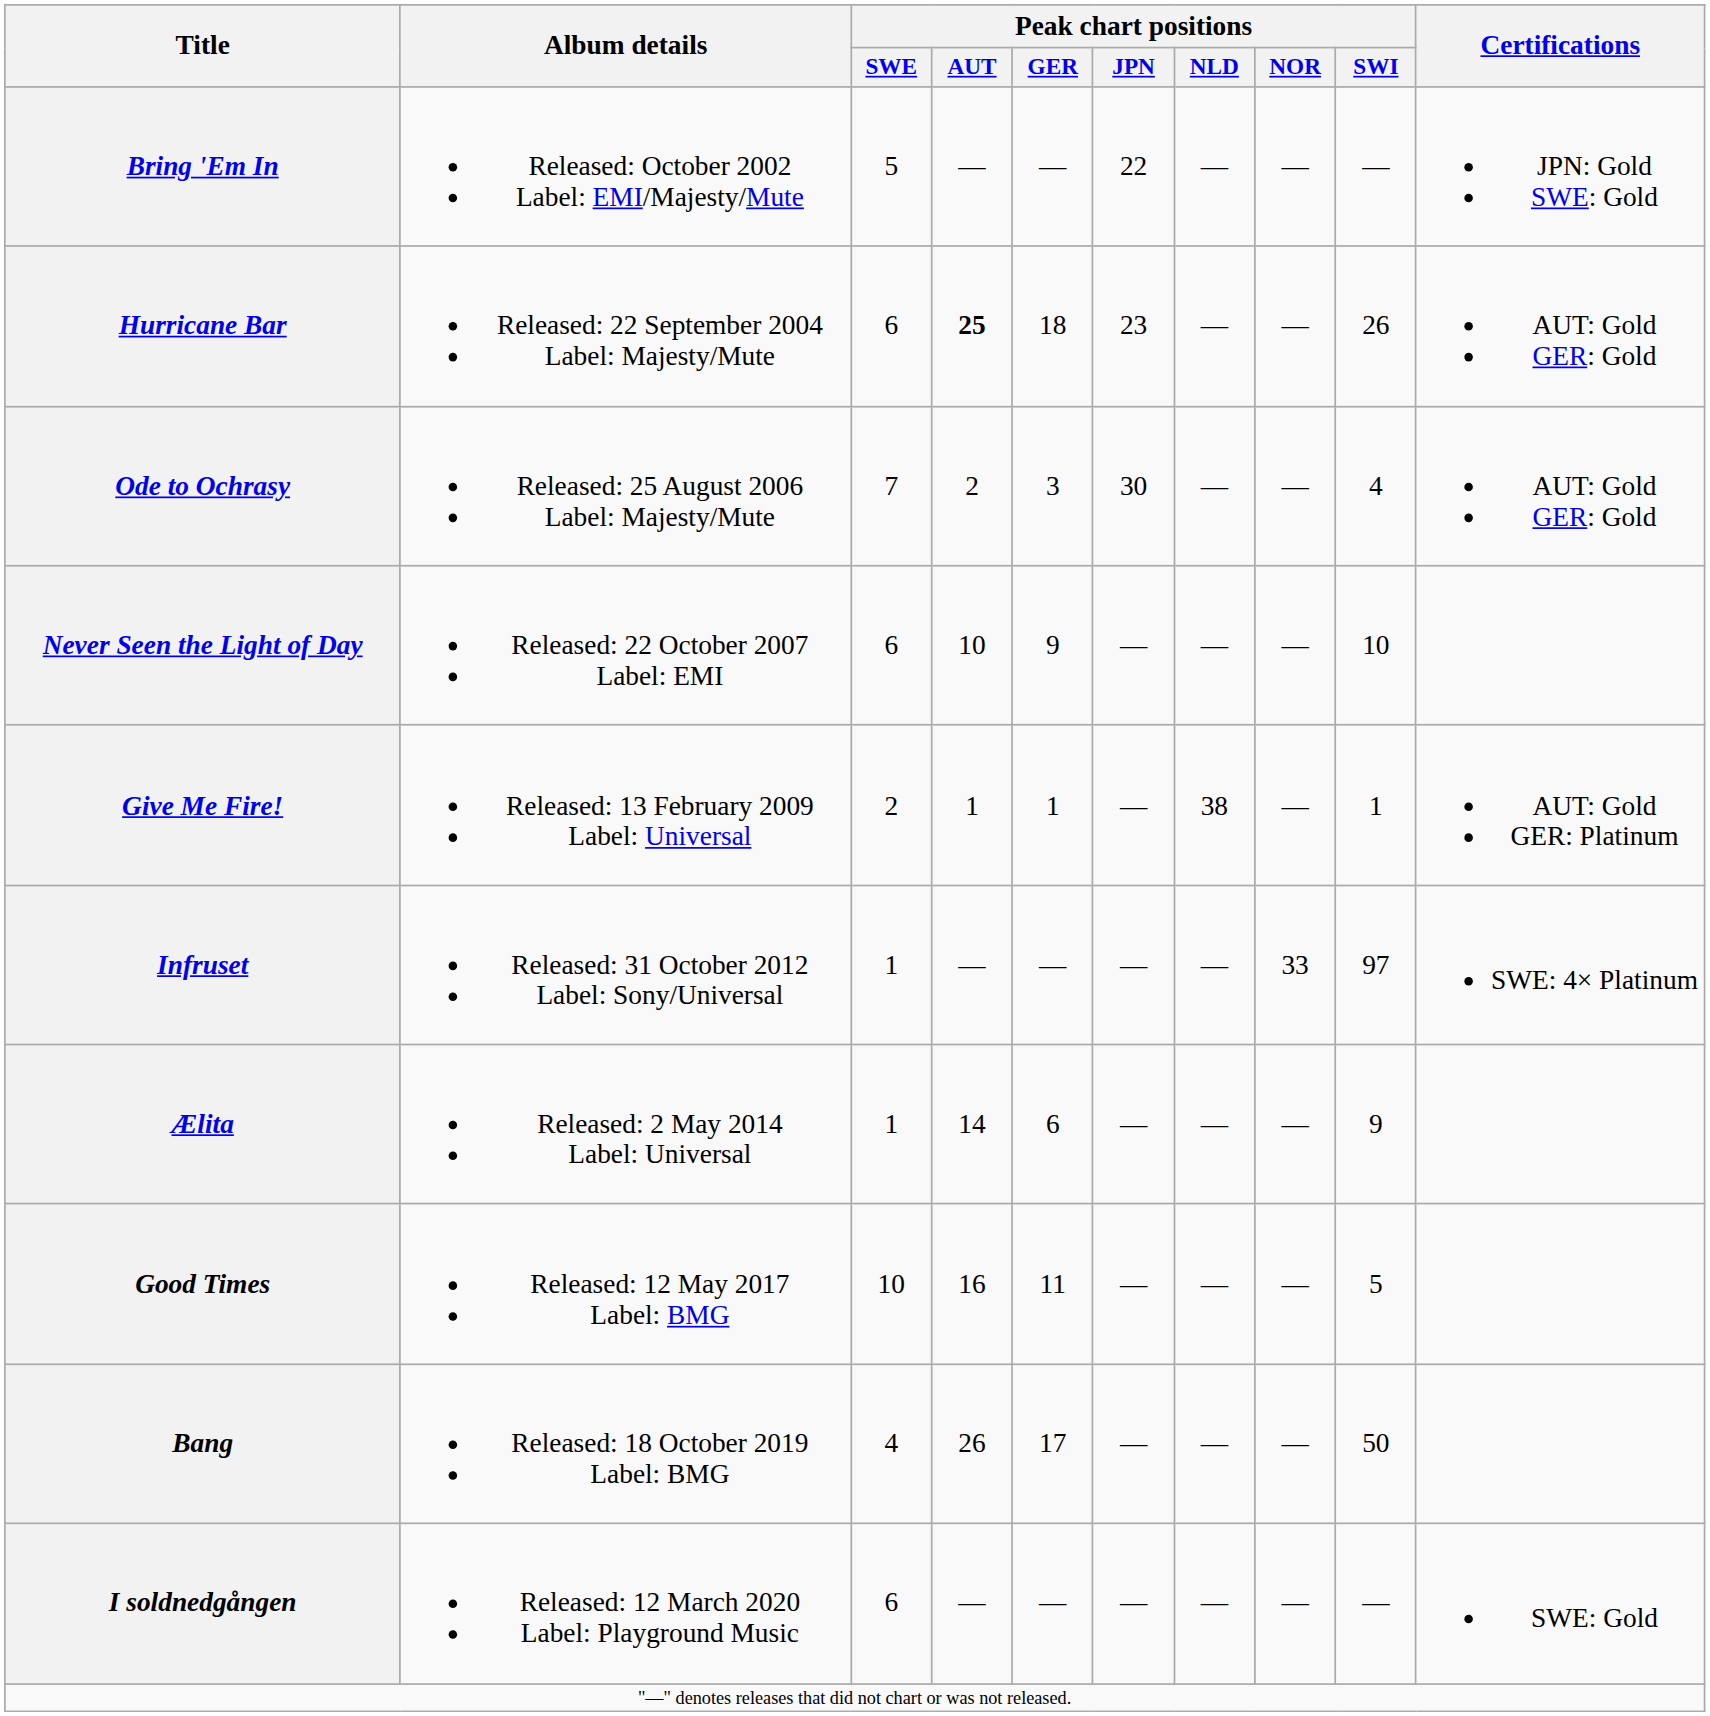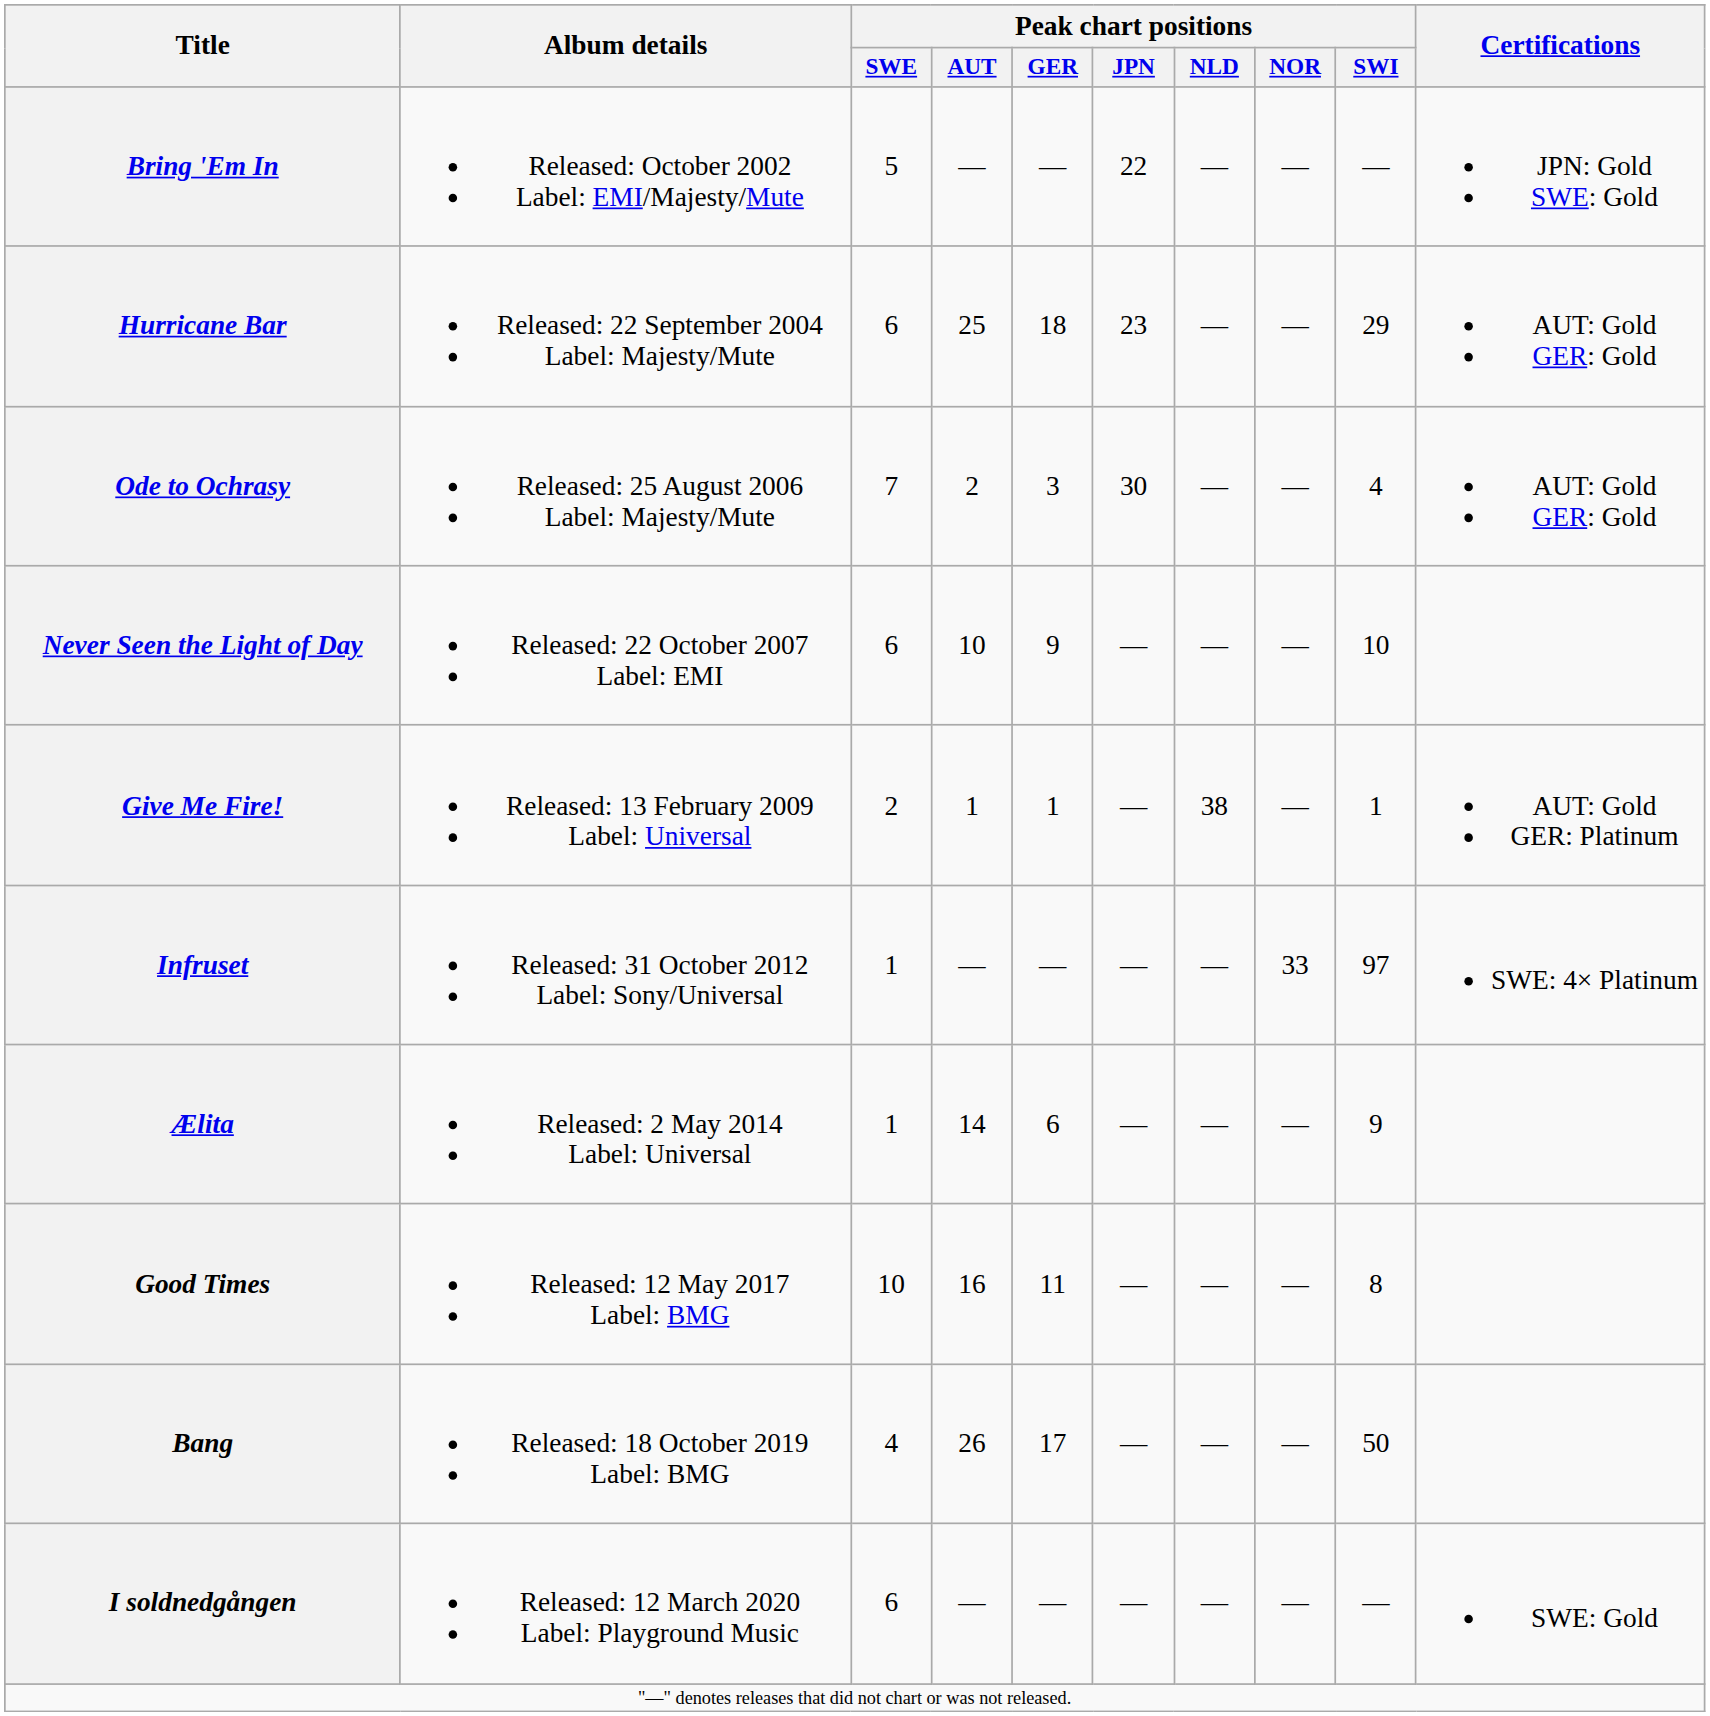(972, 325) bold -> (972, 325) normal
(1376, 325) 26 -> (1376, 325) 29
(1376, 1283) 5 -> (1376, 1283) 8
